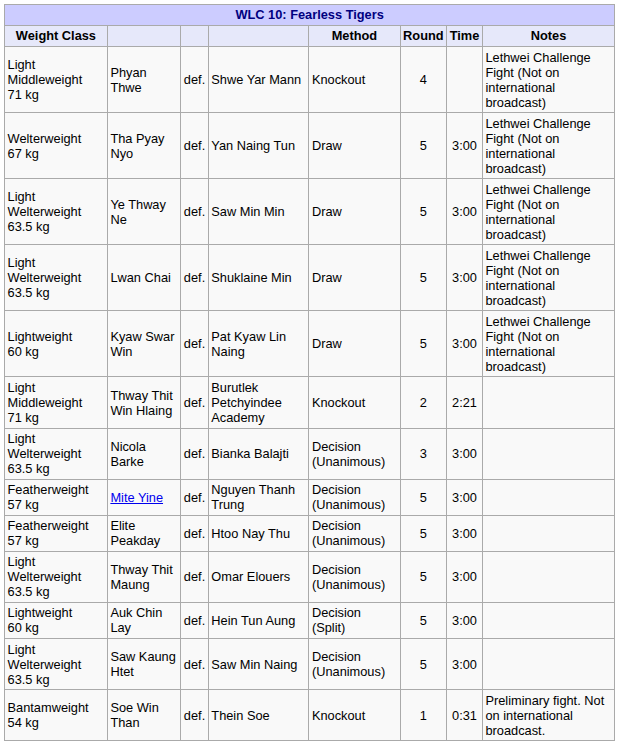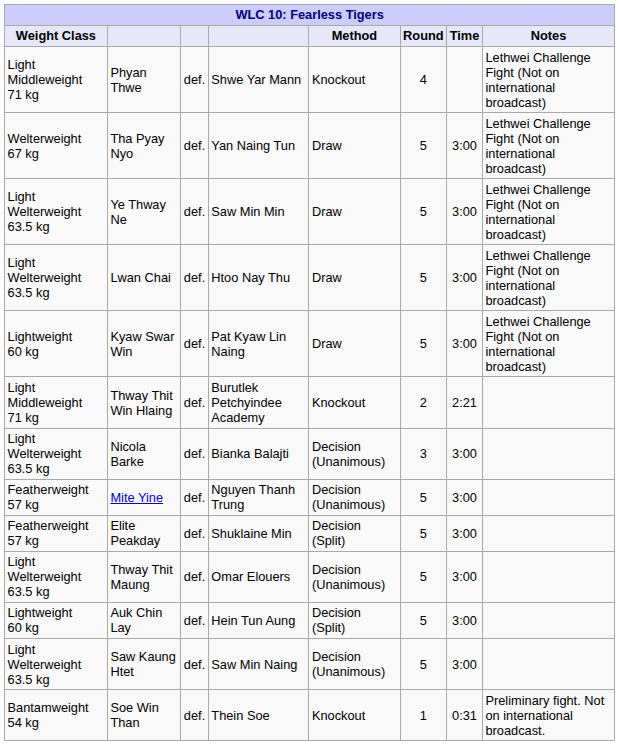(252, 278) Shuklaine Min -> (251, 278) Htoo Nay Thu
(251, 533) Htoo Nay Thu -> (252, 533) Shuklaine Min
(349, 533) Decision (Unanimous) -> (336, 533) Decision (Split)
